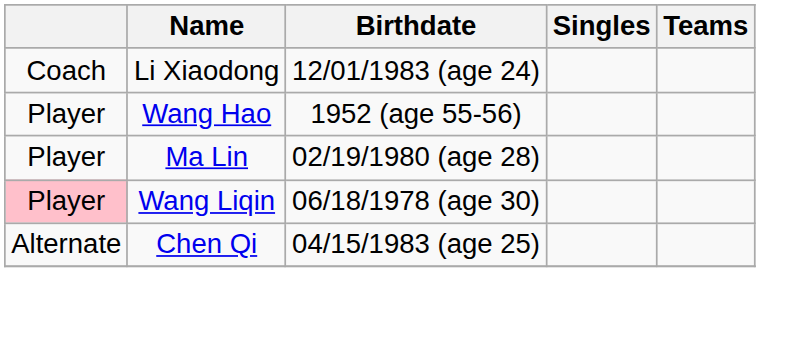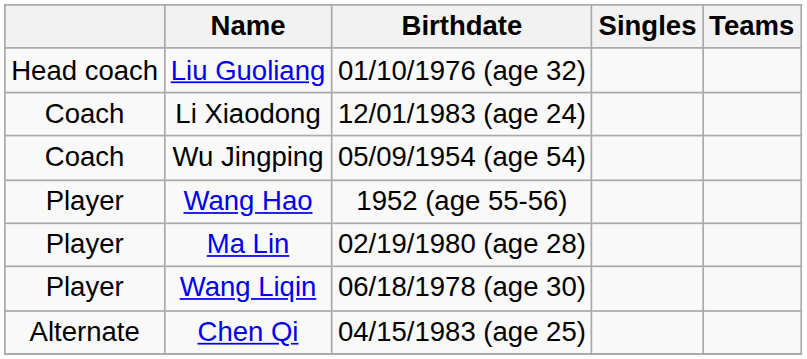+ row: (248, 69)
+ row: (248, 157)
(66, 200) pink background -> (85, 288) no background
